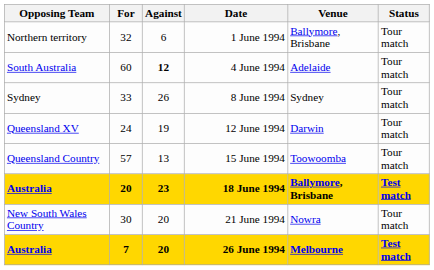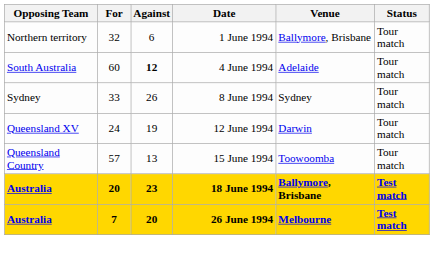- row: (255, 219)
